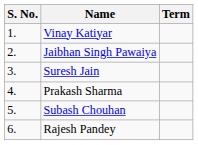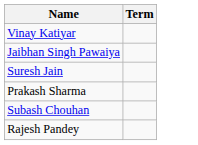- column: (23, 14)
